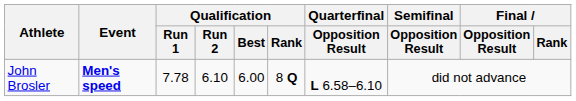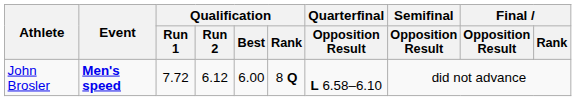(176, 78) 7.78 -> (176, 78) 7.72
(215, 78) 6.10 -> (215, 78) 6.12
